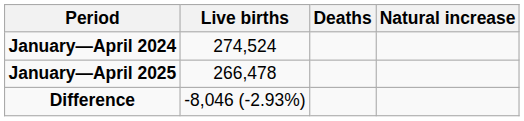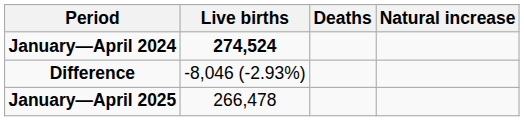(245, 45) normal -> (245, 45) bold
rows swapped: (92, 73) <-> (92, 101)
